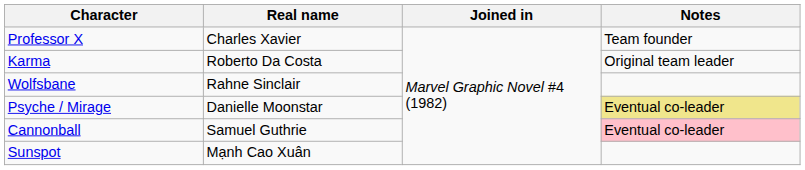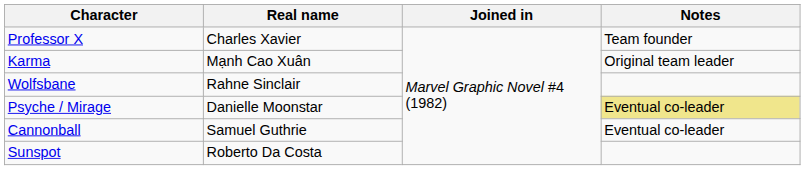(264, 61) Roberto Da Costa -> (259, 61) Mạnh Cao Xuân
(664, 130) pink background -> (664, 130) no background
(259, 152) Mạnh Cao Xuân -> (264, 152) Roberto Da Costa
